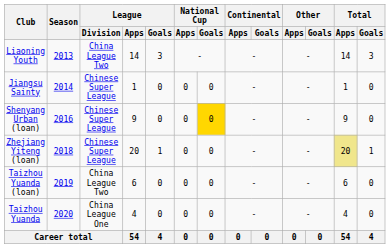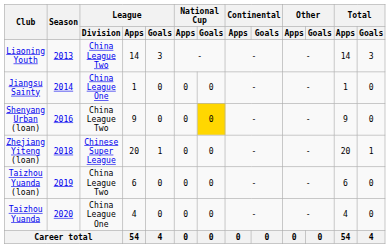(101, 87) Chinese Super League -> (101, 87) China League One
(101, 119) Chinese Super League -> (101, 119) China League Two
(345, 151) khaki background -> (345, 151) no background
